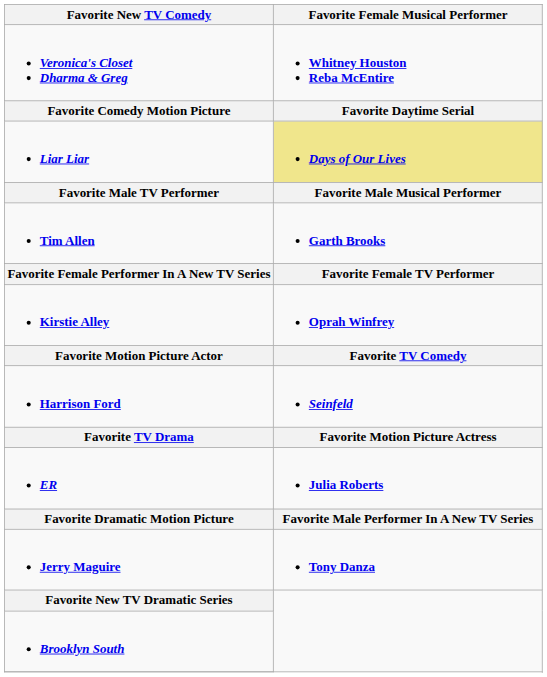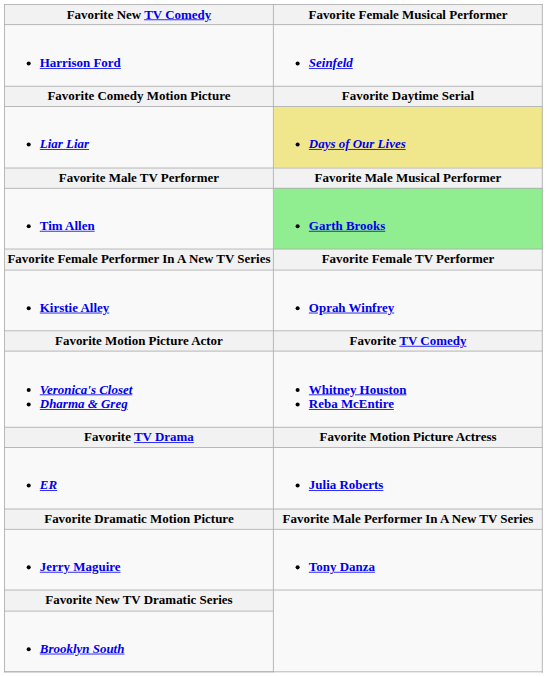rows swapped: (139, 70) <-> (139, 404)
(408, 241) no background -> (408, 226) lightgreen background
